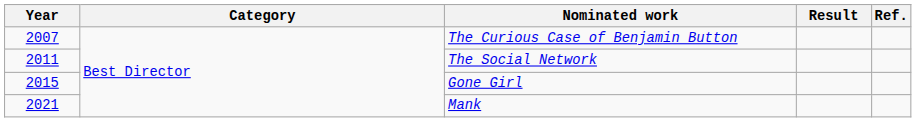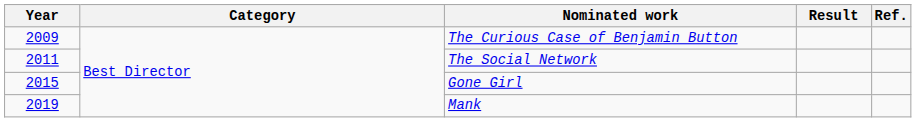(42, 38) 2007 -> (42, 38) 2009
(42, 106) 2021 -> (42, 106) 2019
